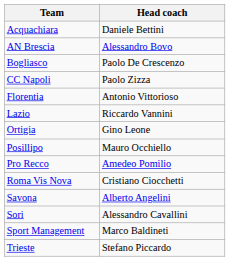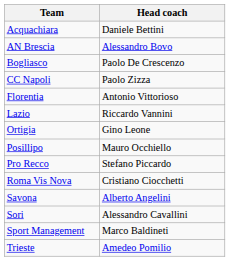(137, 164) Amedeo Pomilio -> (136, 164) Stefano Piccardo
(136, 248) Stefano Piccardo -> (137, 248) Amedeo Pomilio
